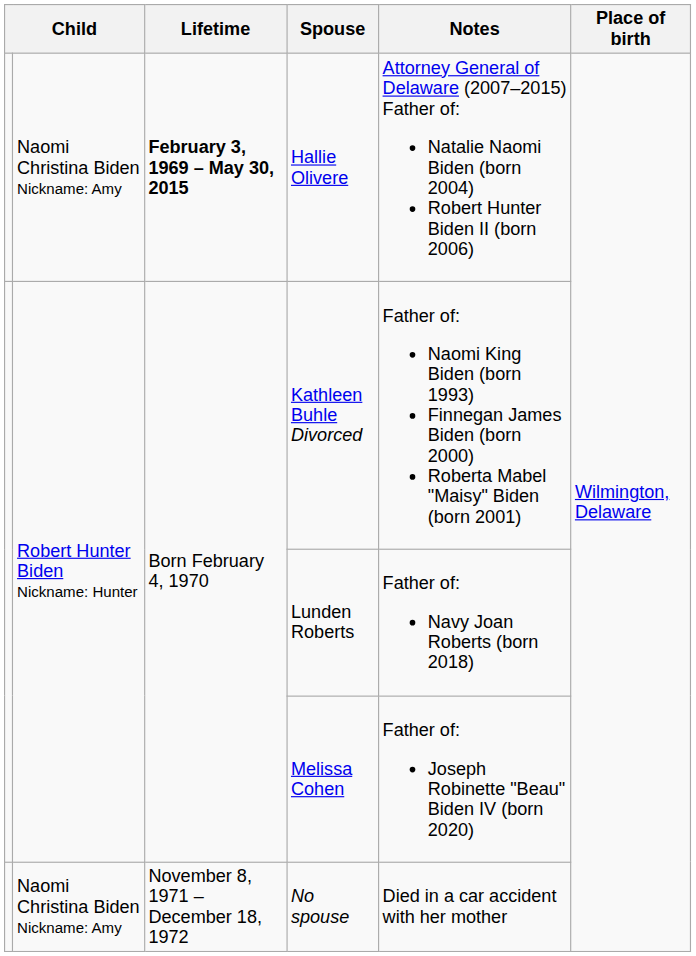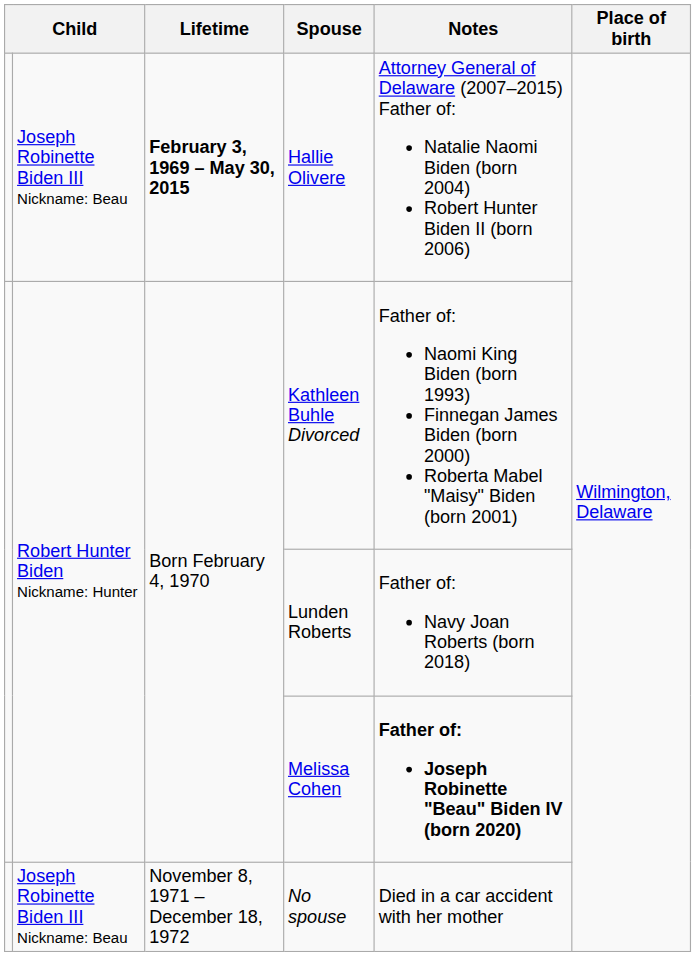(78, 167) Naomi Christina Biden Nickname: Amy -> (72, 167) Joseph Robinette Biden III Nickname: Beau
(475, 780) normal -> (473, 780) bold
(78, 906) Naomi Christina Biden Nickname: Amy -> (72, 906) Joseph Robinette Biden III Nickname: Beau
